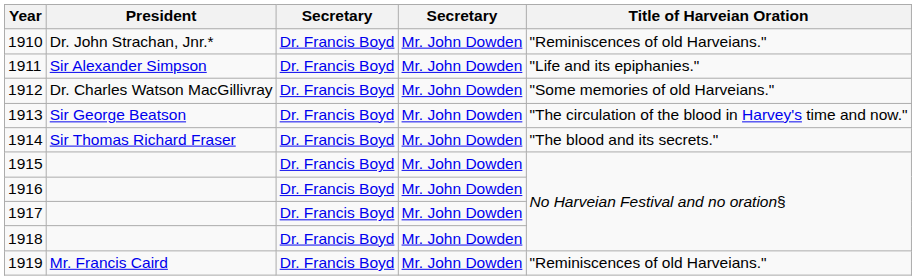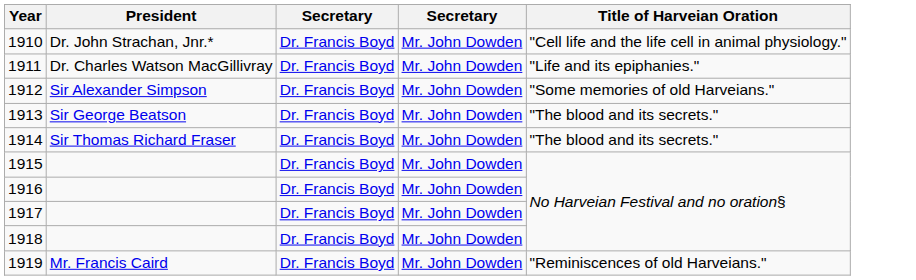(648, 41) "Reminiscences of old Harveians." -> (688, 41) "Cell life and the life cell in animal physiology."
(128, 66) Sir Alexander Simpson -> (161, 66) Dr. Charles Watson MacGillivray
(161, 90) Dr. Charles Watson MacGillivray -> (128, 90) Sir Alexander Simpson
(719, 115) "The circulation of the blood in Harvey's time and now." -> (624, 115) "The blood and its secrets."
